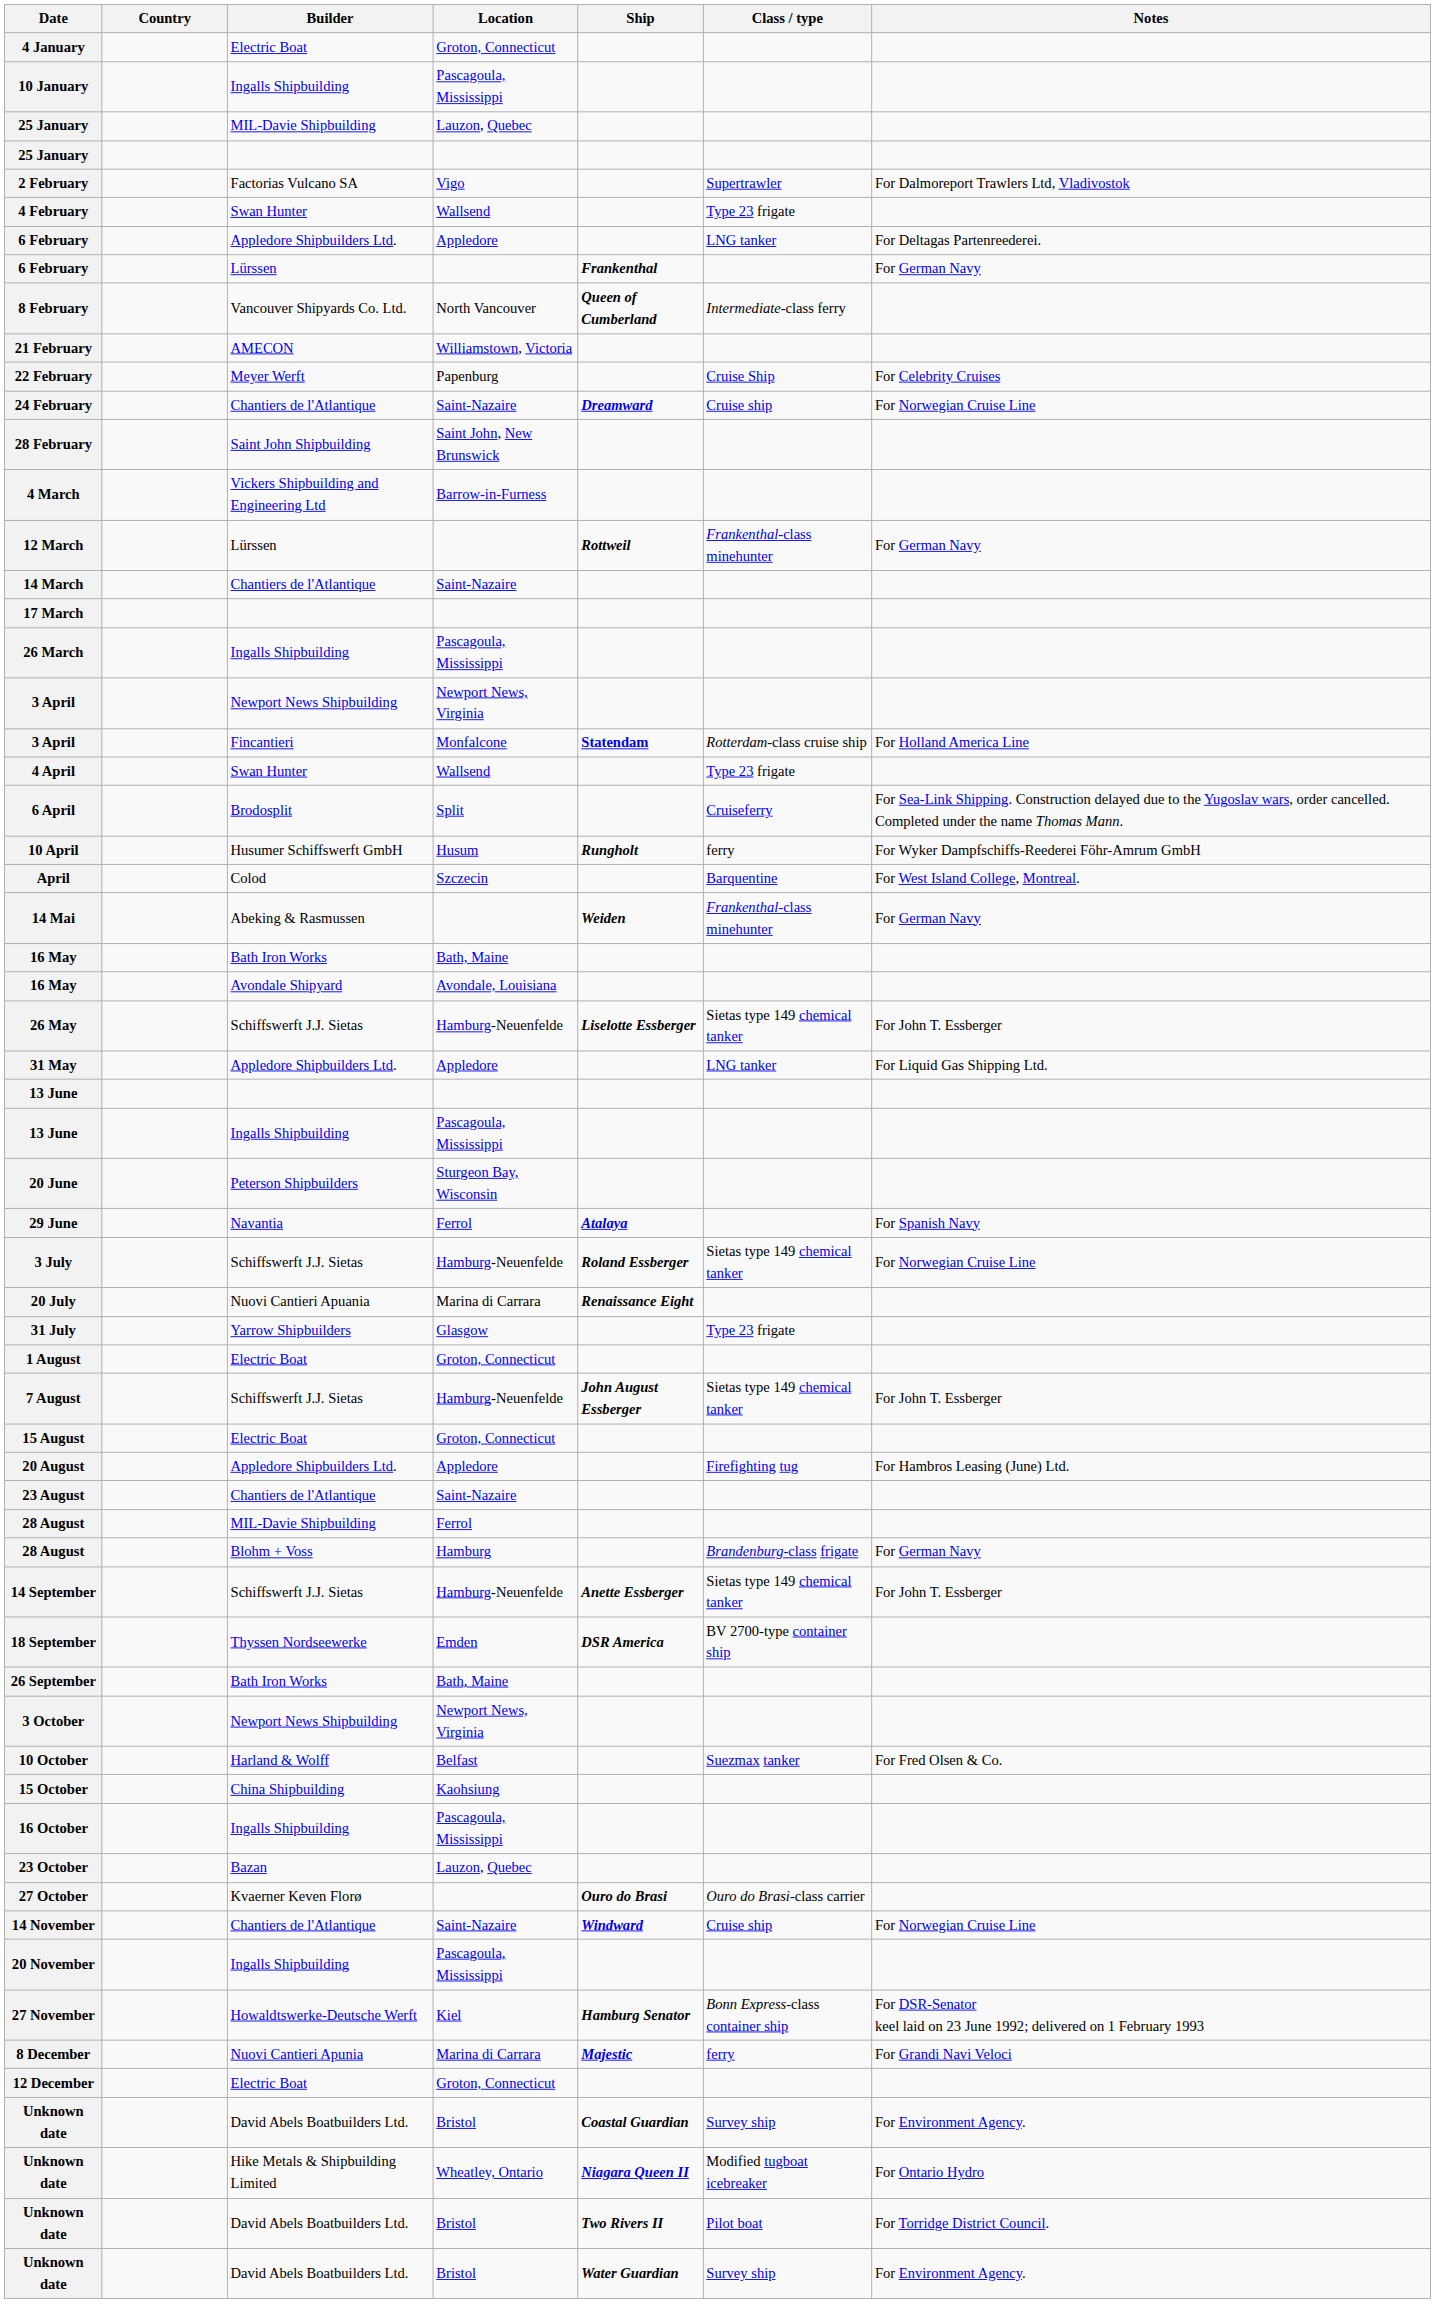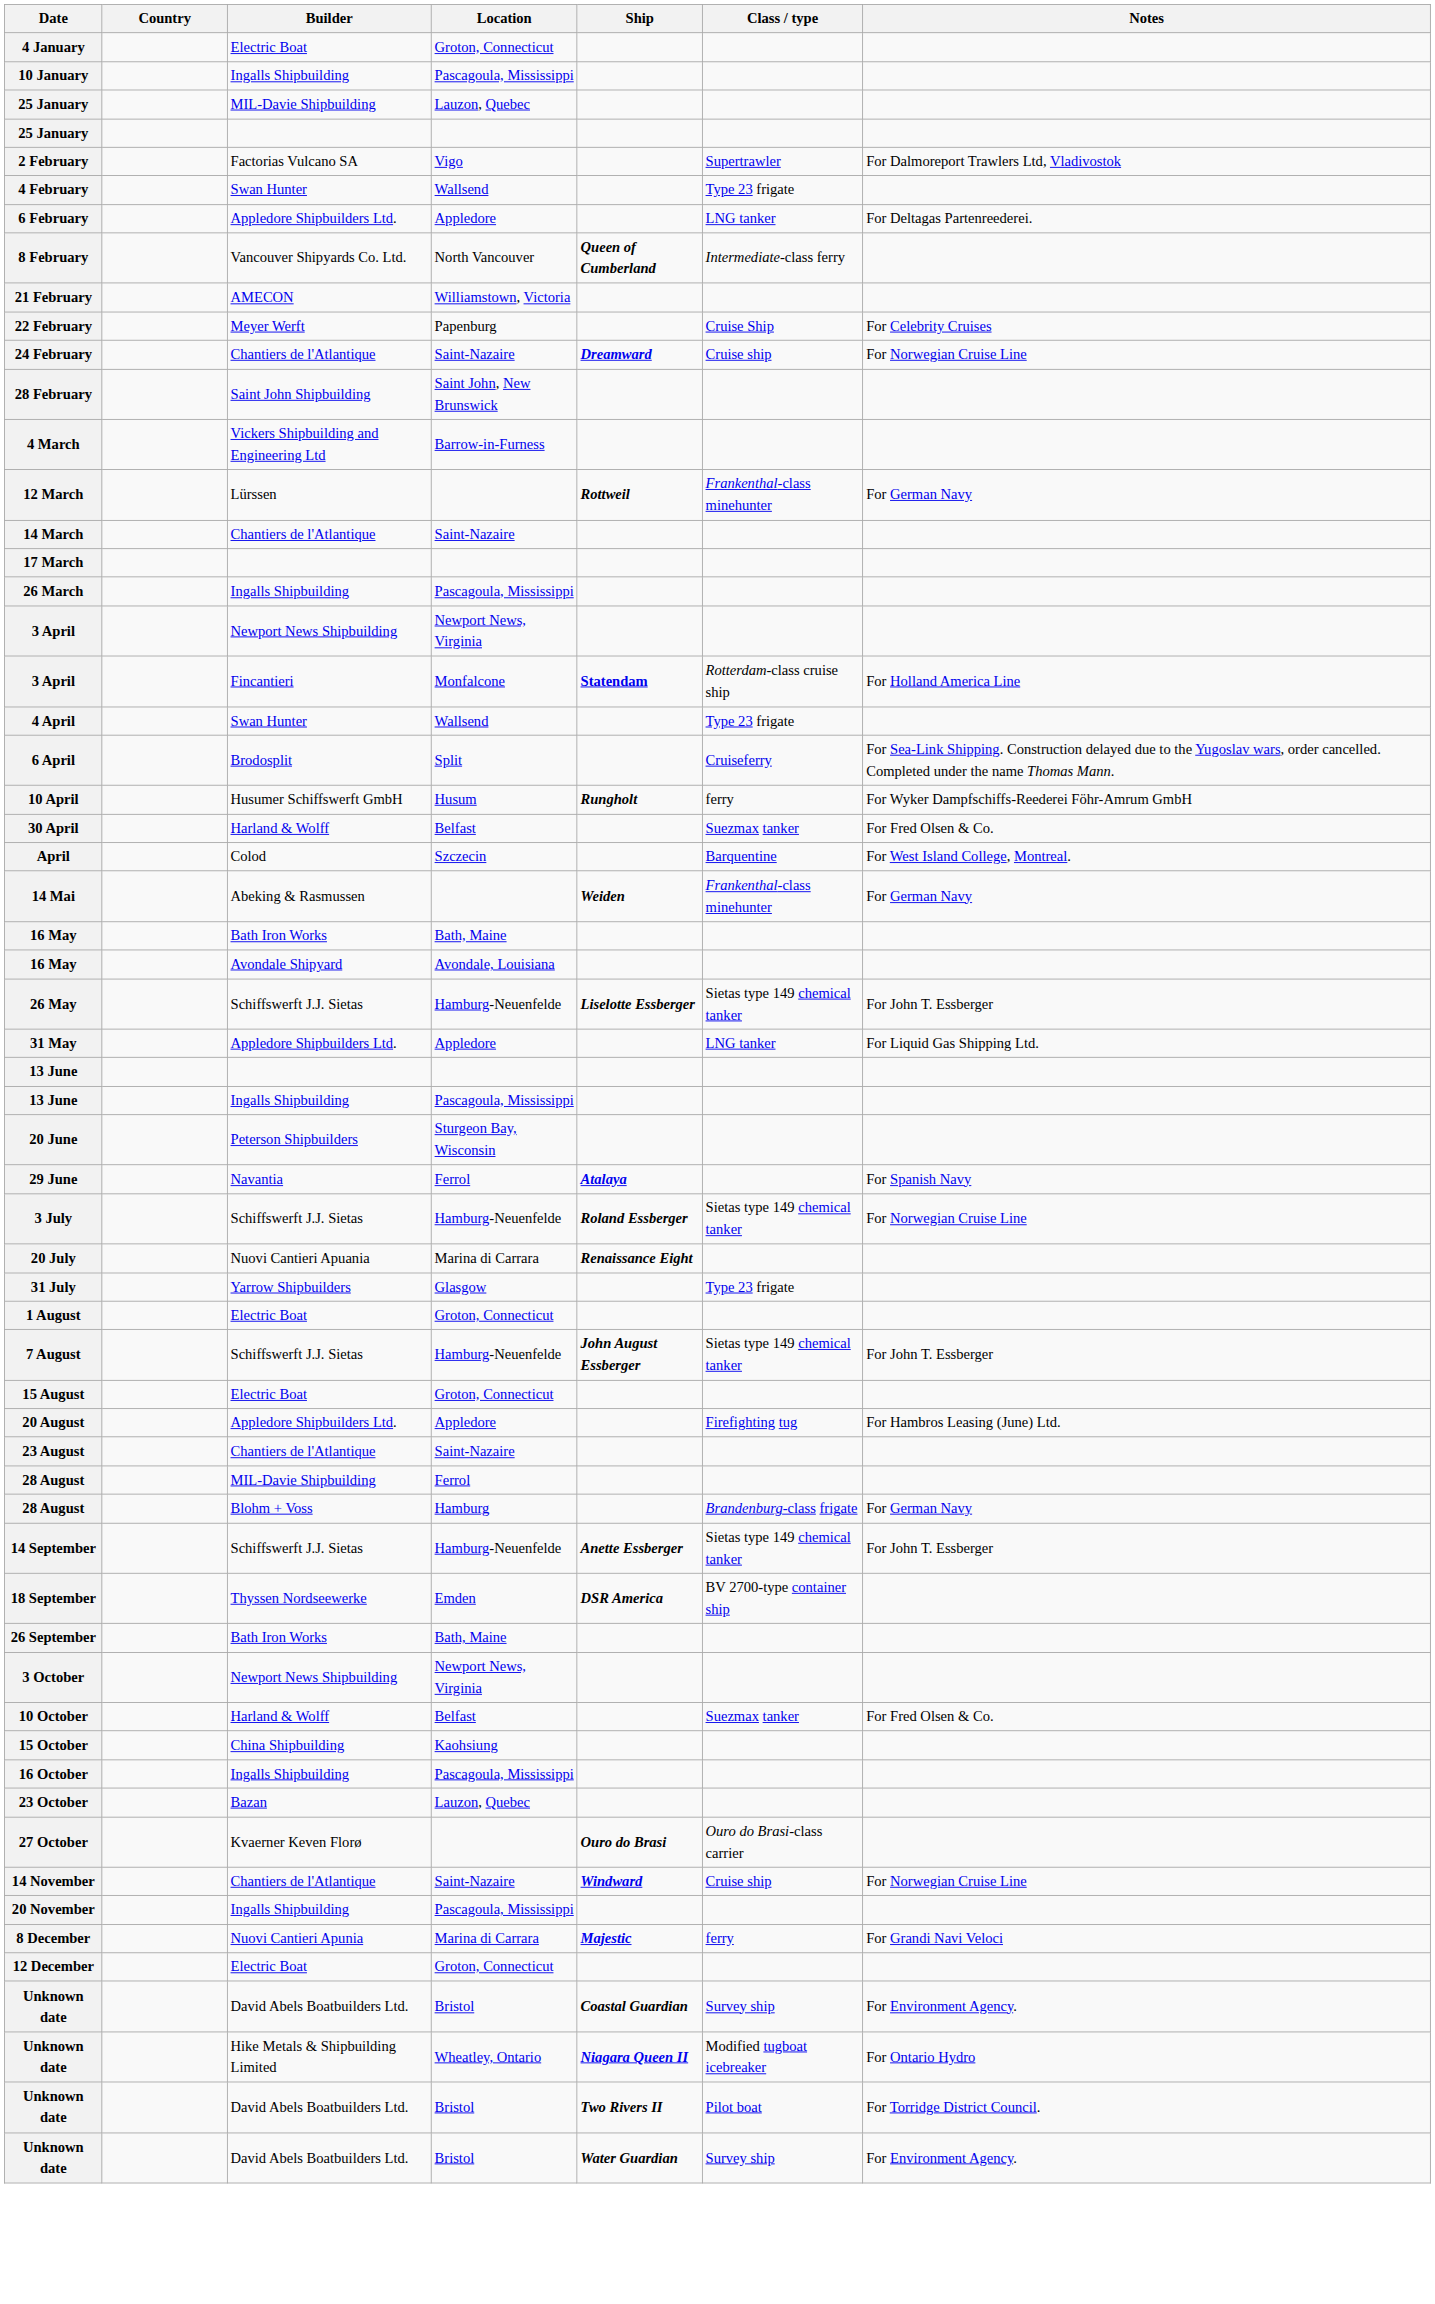- row: (53, 269)
+ row: (53, 828)
- row: (53, 2014)
